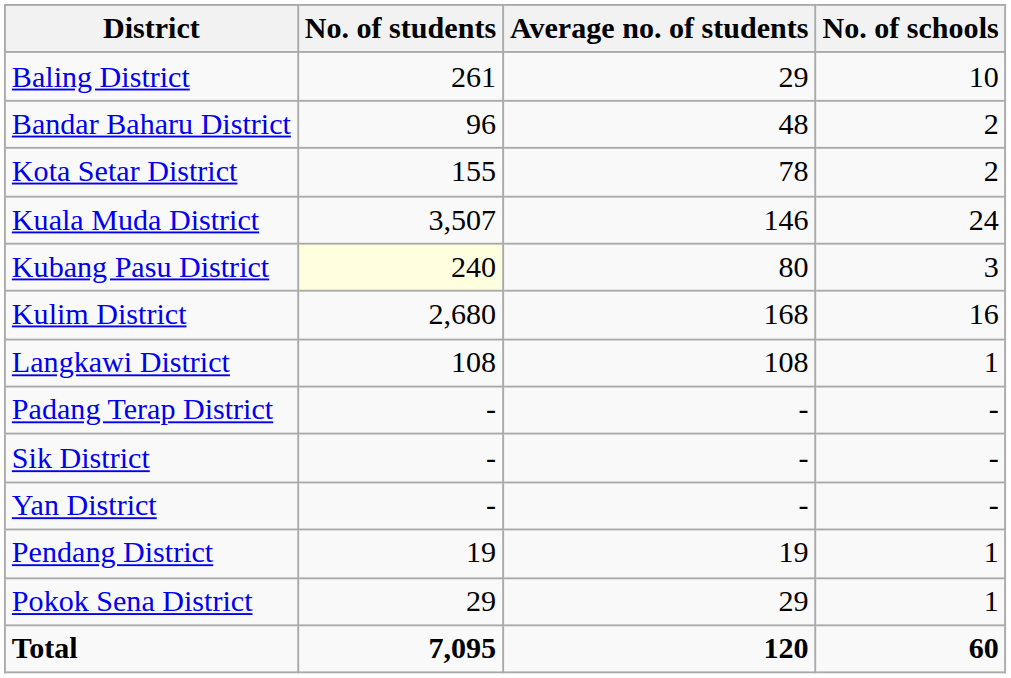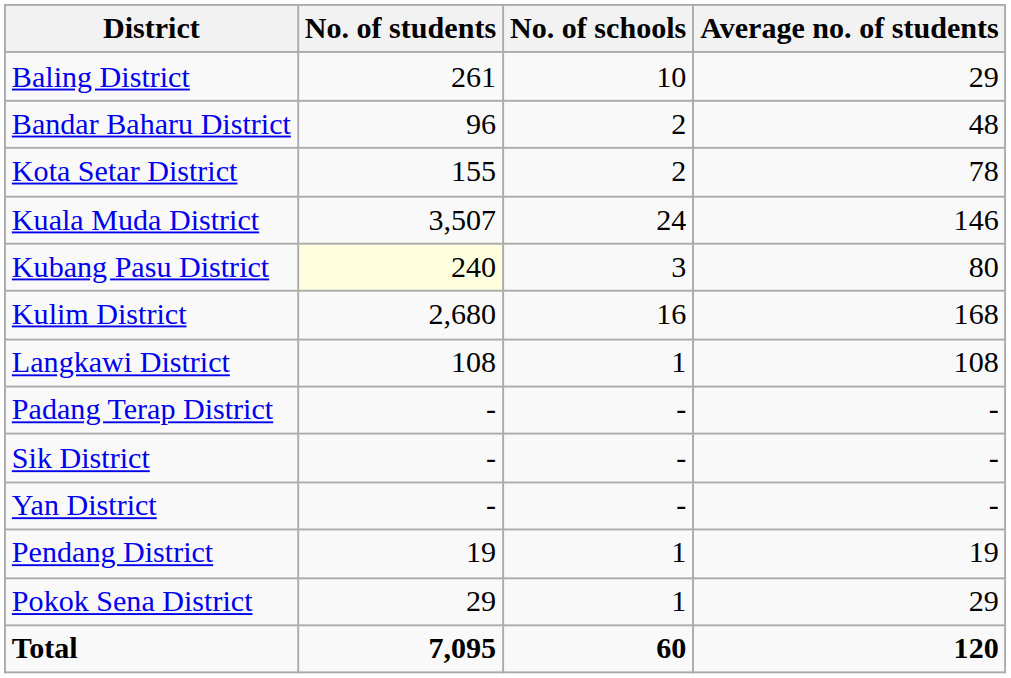columns swapped: (911, 28) <-> (659, 28)
